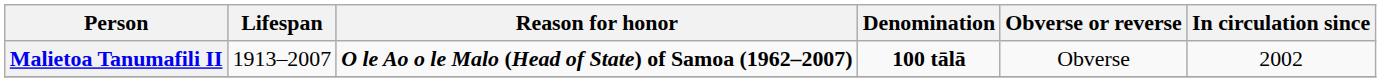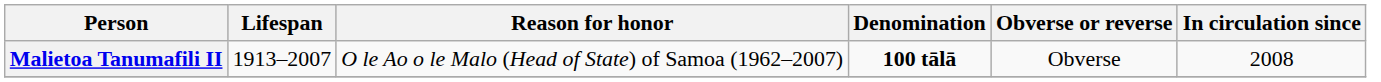(597, 58) bold -> (592, 58) normal
(1281, 58) 2002 -> (1272, 58) 2008
